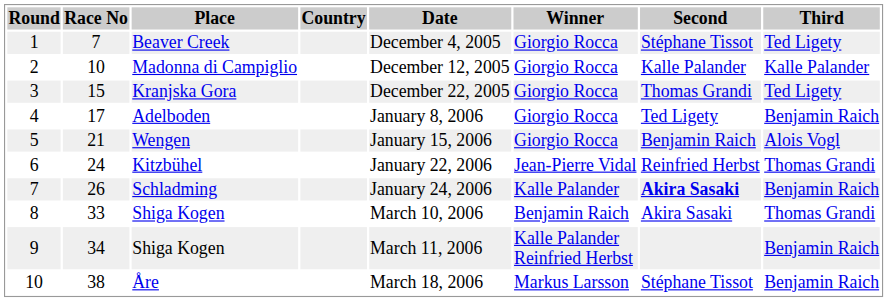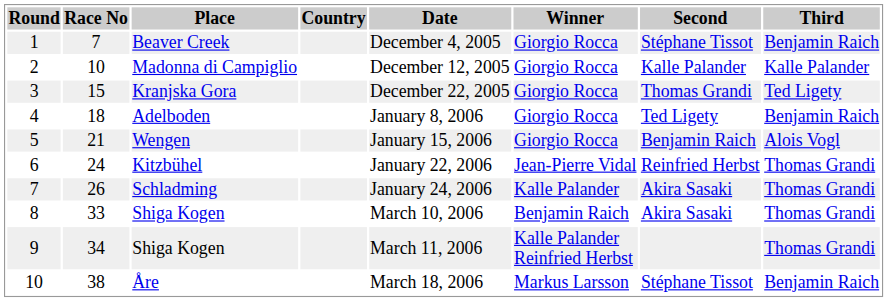(803, 42) Ted Ligety -> (822, 42) Benjamin Raich
(96, 116) 17 -> (96, 116) 18
(690, 189) bold -> (687, 189) normal
(822, 189) Benjamin Raich -> (820, 189) Thomas Grandi
(822, 248) Benjamin Raich -> (820, 248) Thomas Grandi
